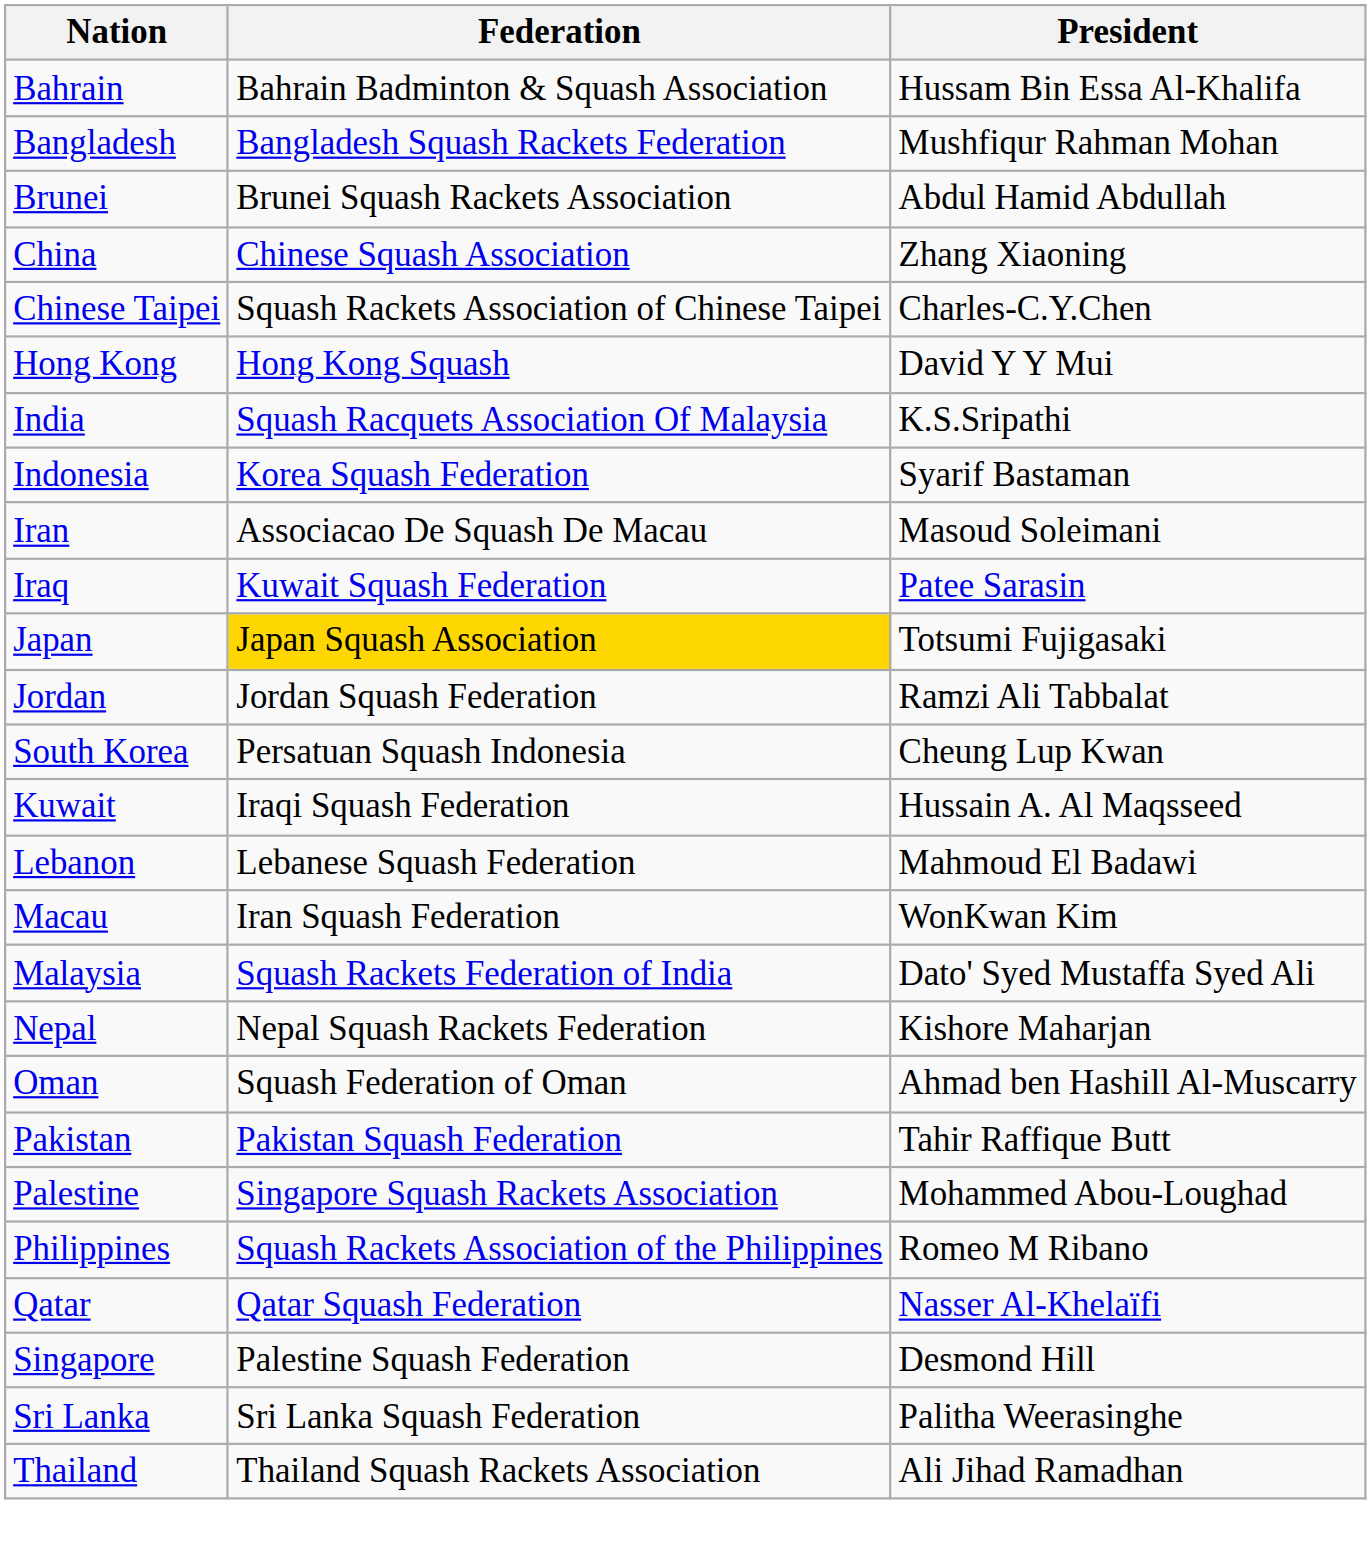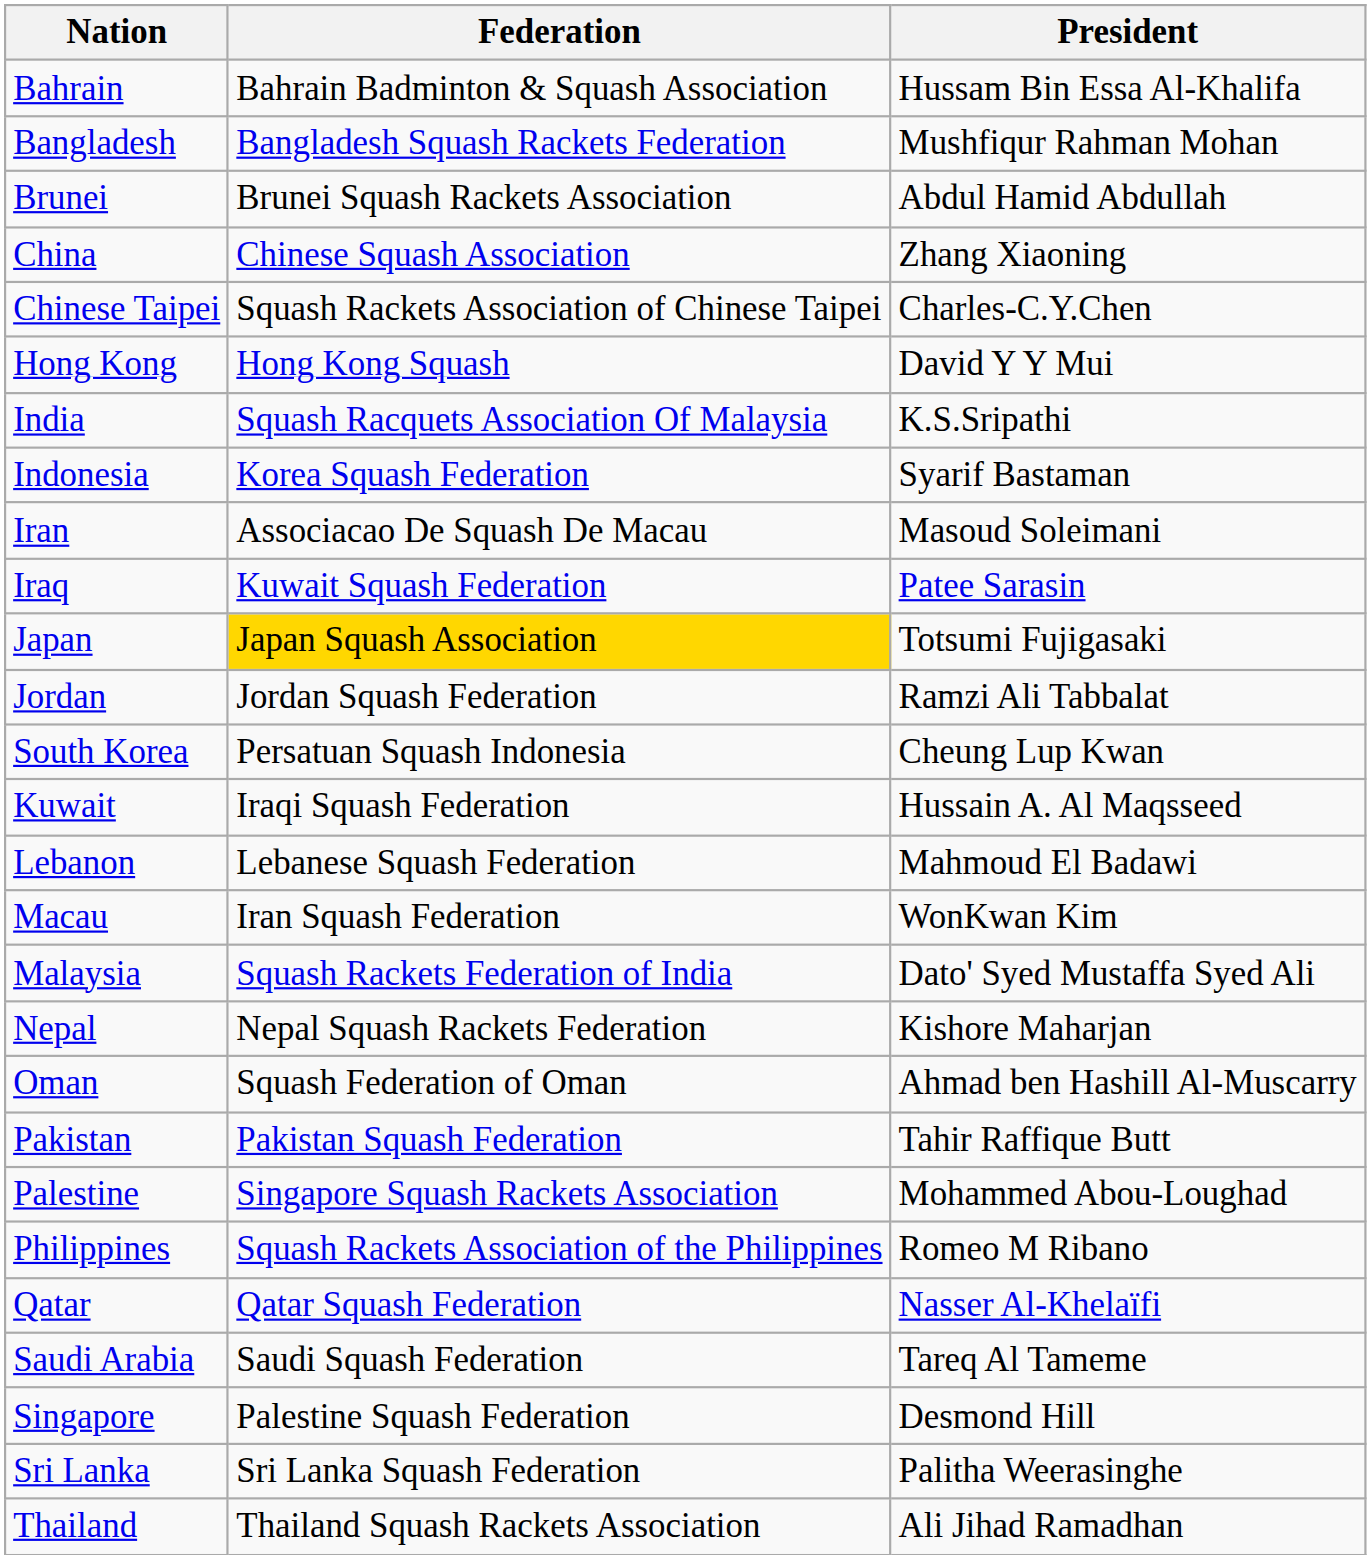+ row: (104, 1359)
